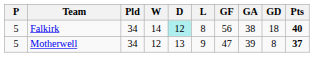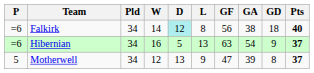(16, 28) 5 -> (16, 28) =6
+ row: (50, 44)
